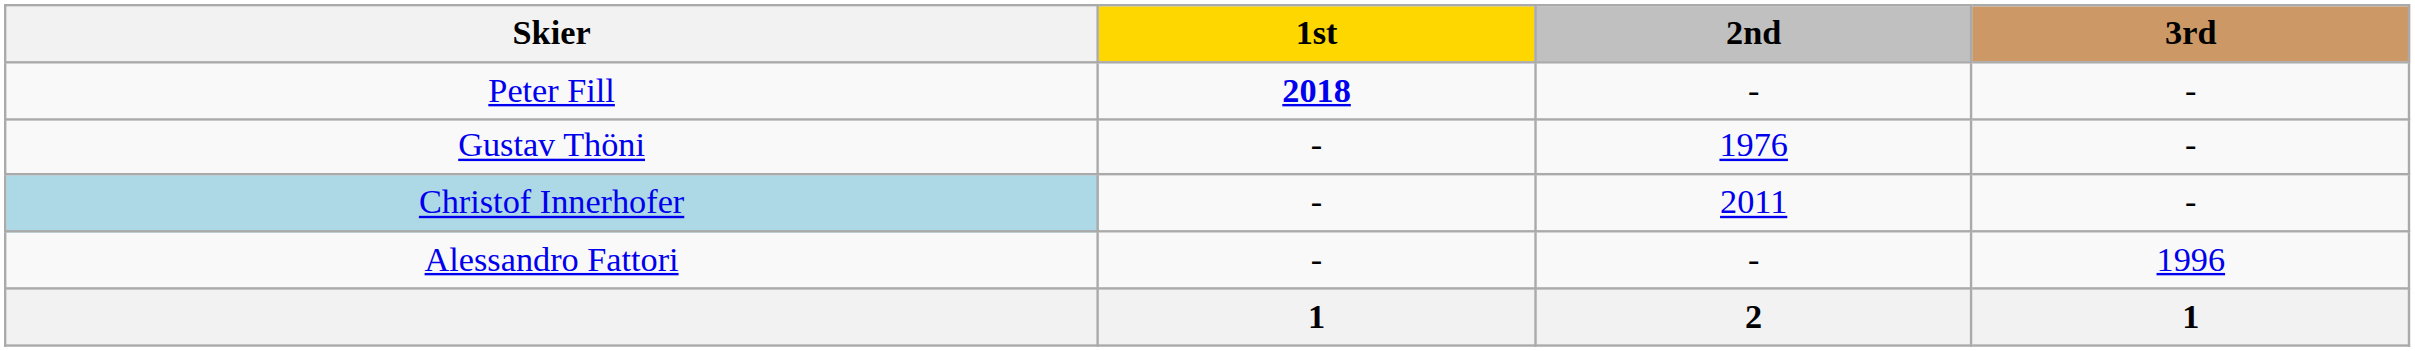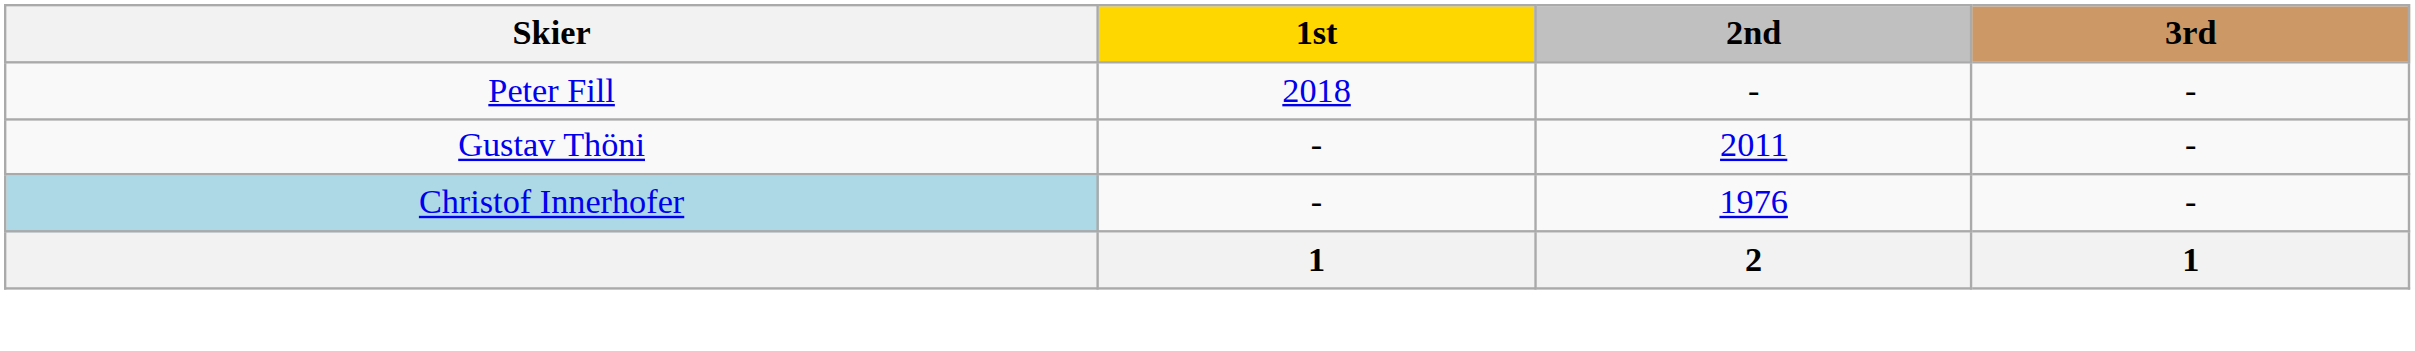(1317, 89) bold -> (1317, 89) normal
(1754, 146) 1976 -> (1754, 146) 2011
(1754, 202) 2011 -> (1754, 202) 1976
- row: (552, 259)
